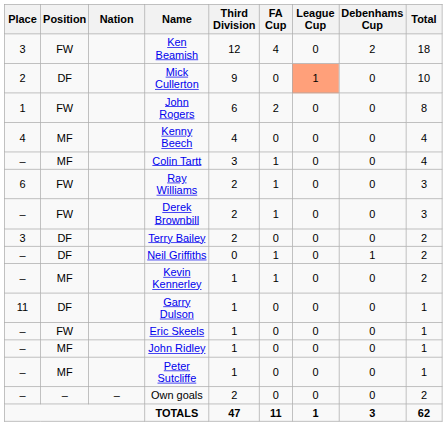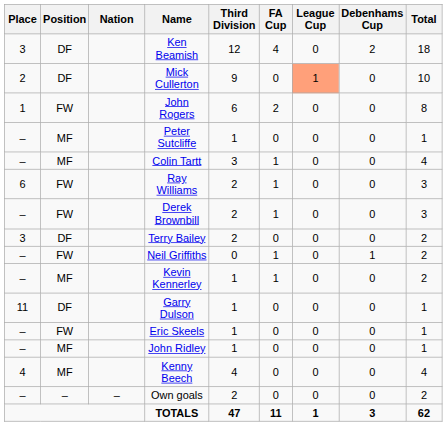(65, 49) FW -> (65, 49) DF
rows swapped: (177, 138) <-> (177, 372)
(65, 255) DF -> (65, 255) FW
